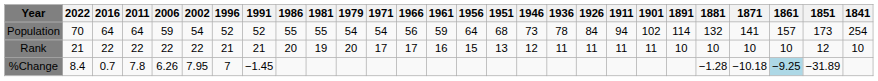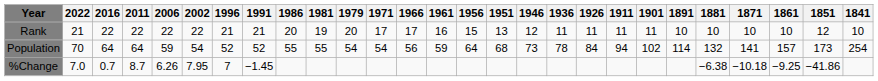rows swapped: (33, 31) <-> (33, 48)
(77, 66) 8.4 -> (77, 66) 7.0
(137, 66) 7.8 -> (137, 66) 8.7
(713, 66) −1.28 -> (713, 66) −6.38
(786, 66) lightblue background -> (786, 66) no background
(823, 66) −31.89 -> (823, 66) −41.86
